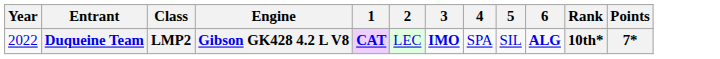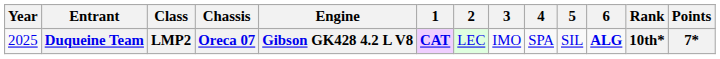+ column: (227, 16)
(23, 40) 2022 -> (23, 40) 2025
(444, 40) bold -> (507, 40) normal
